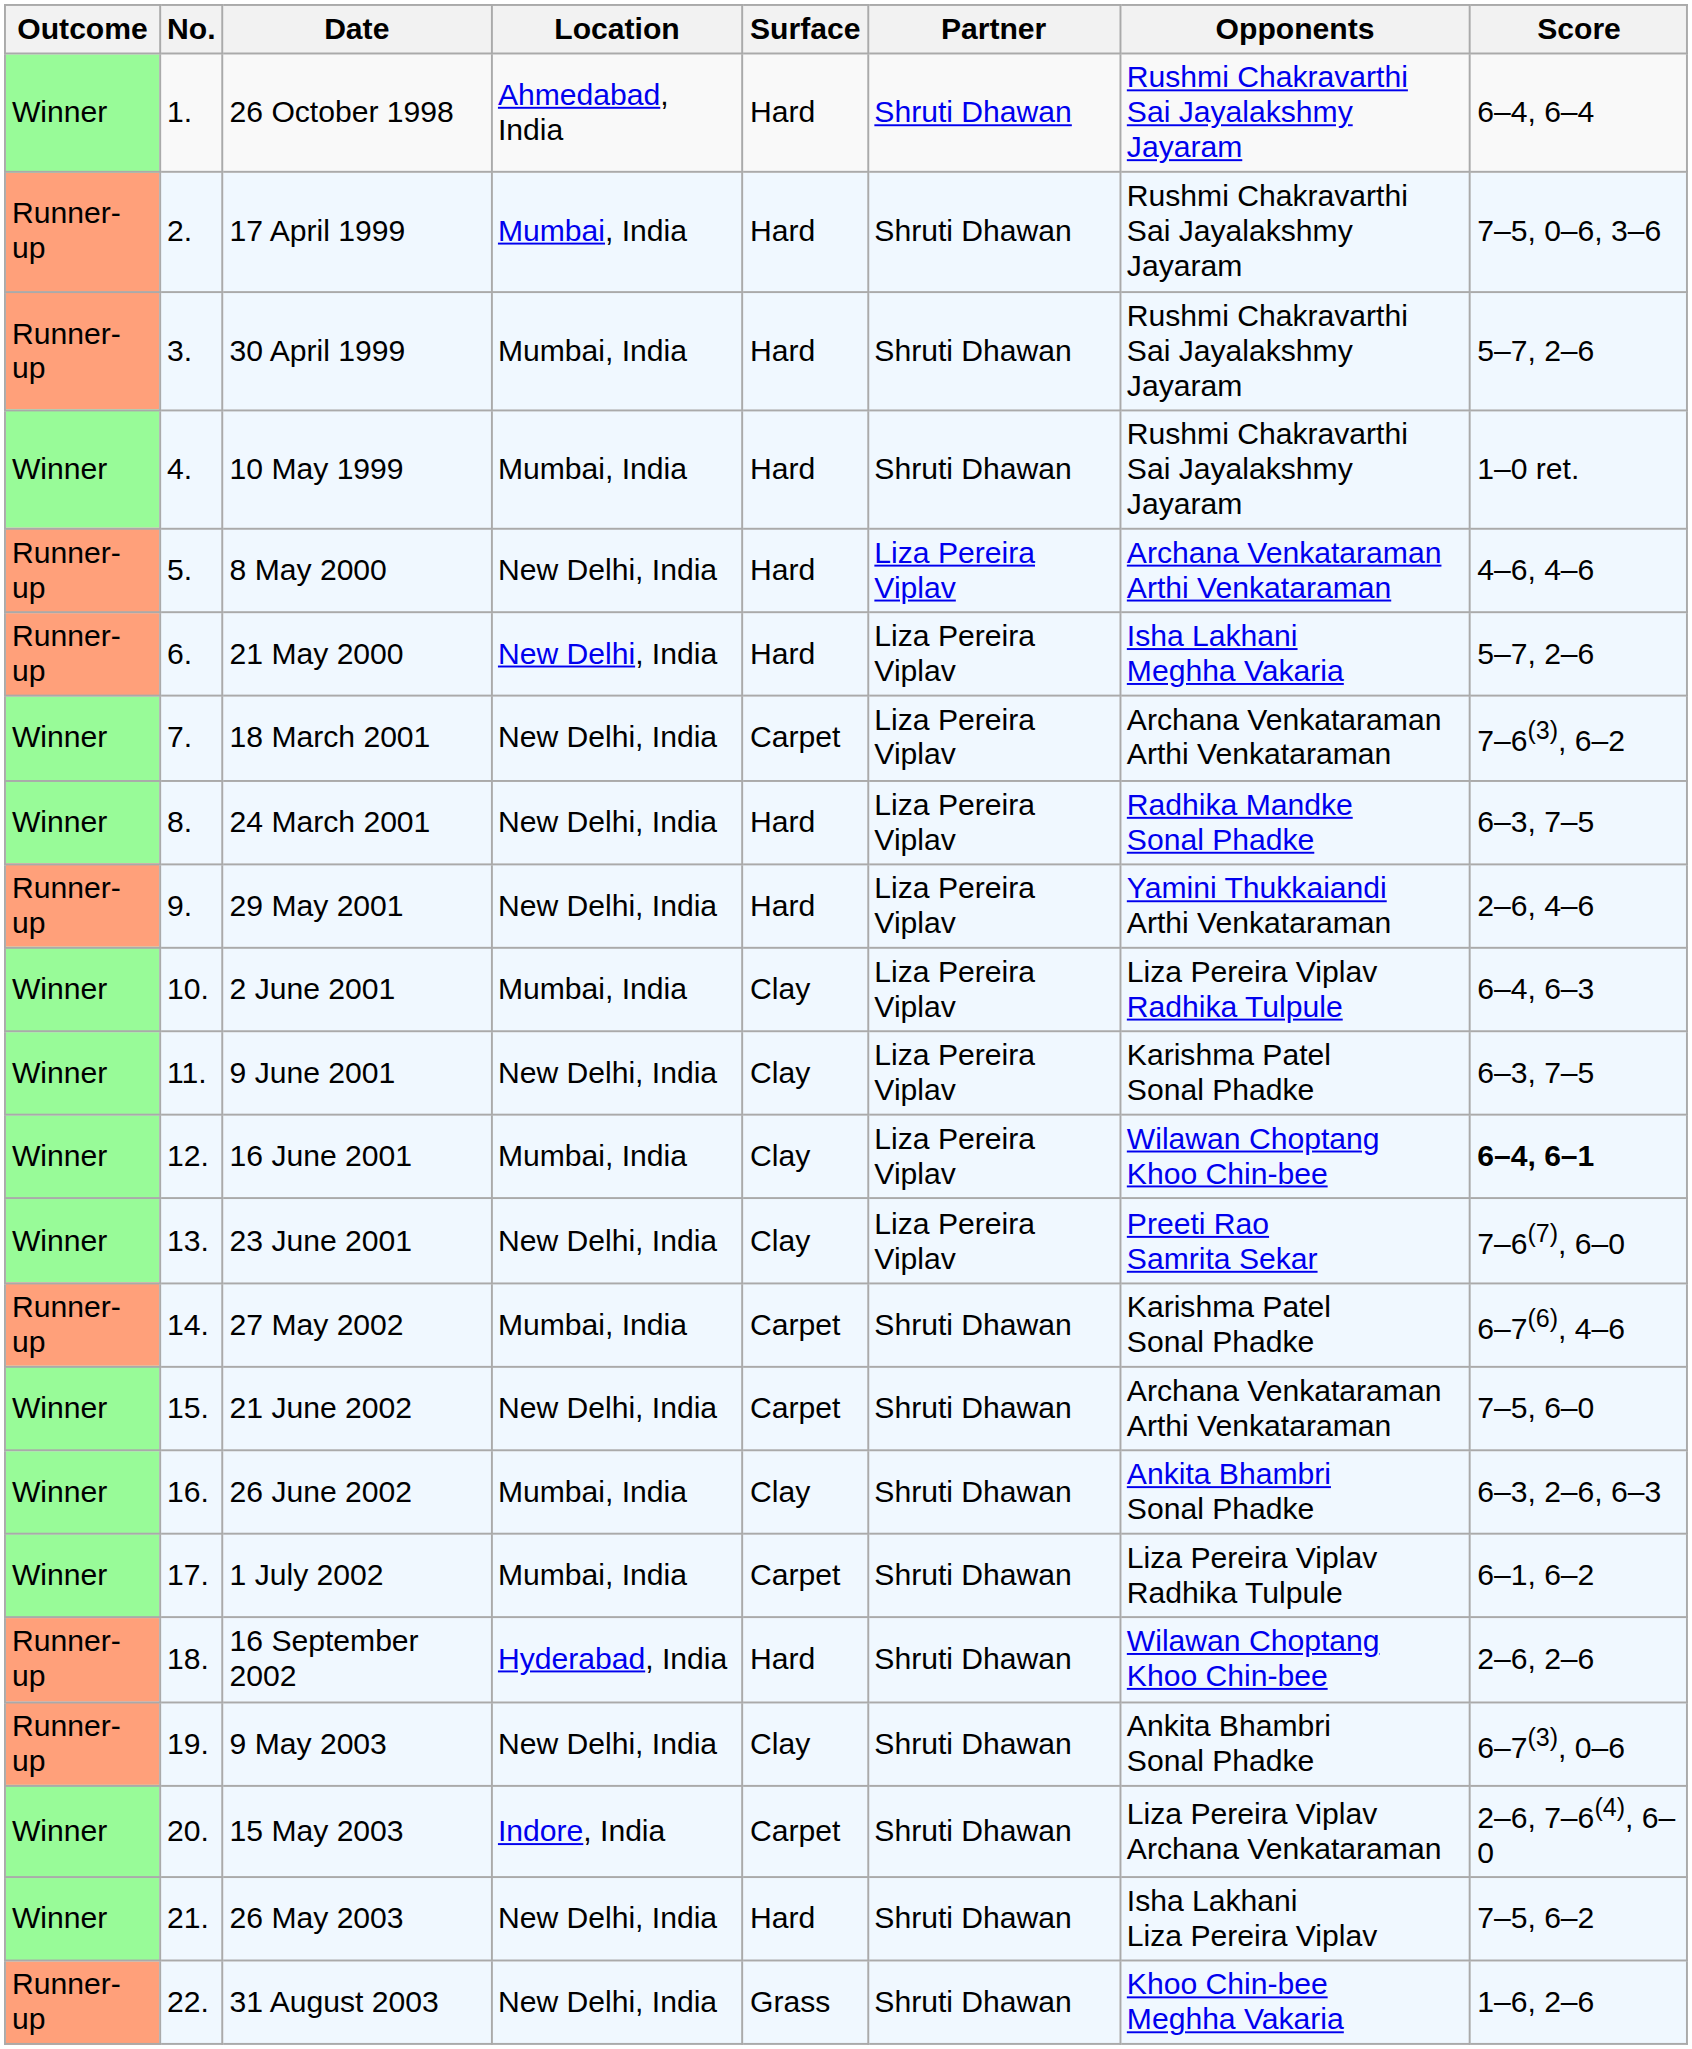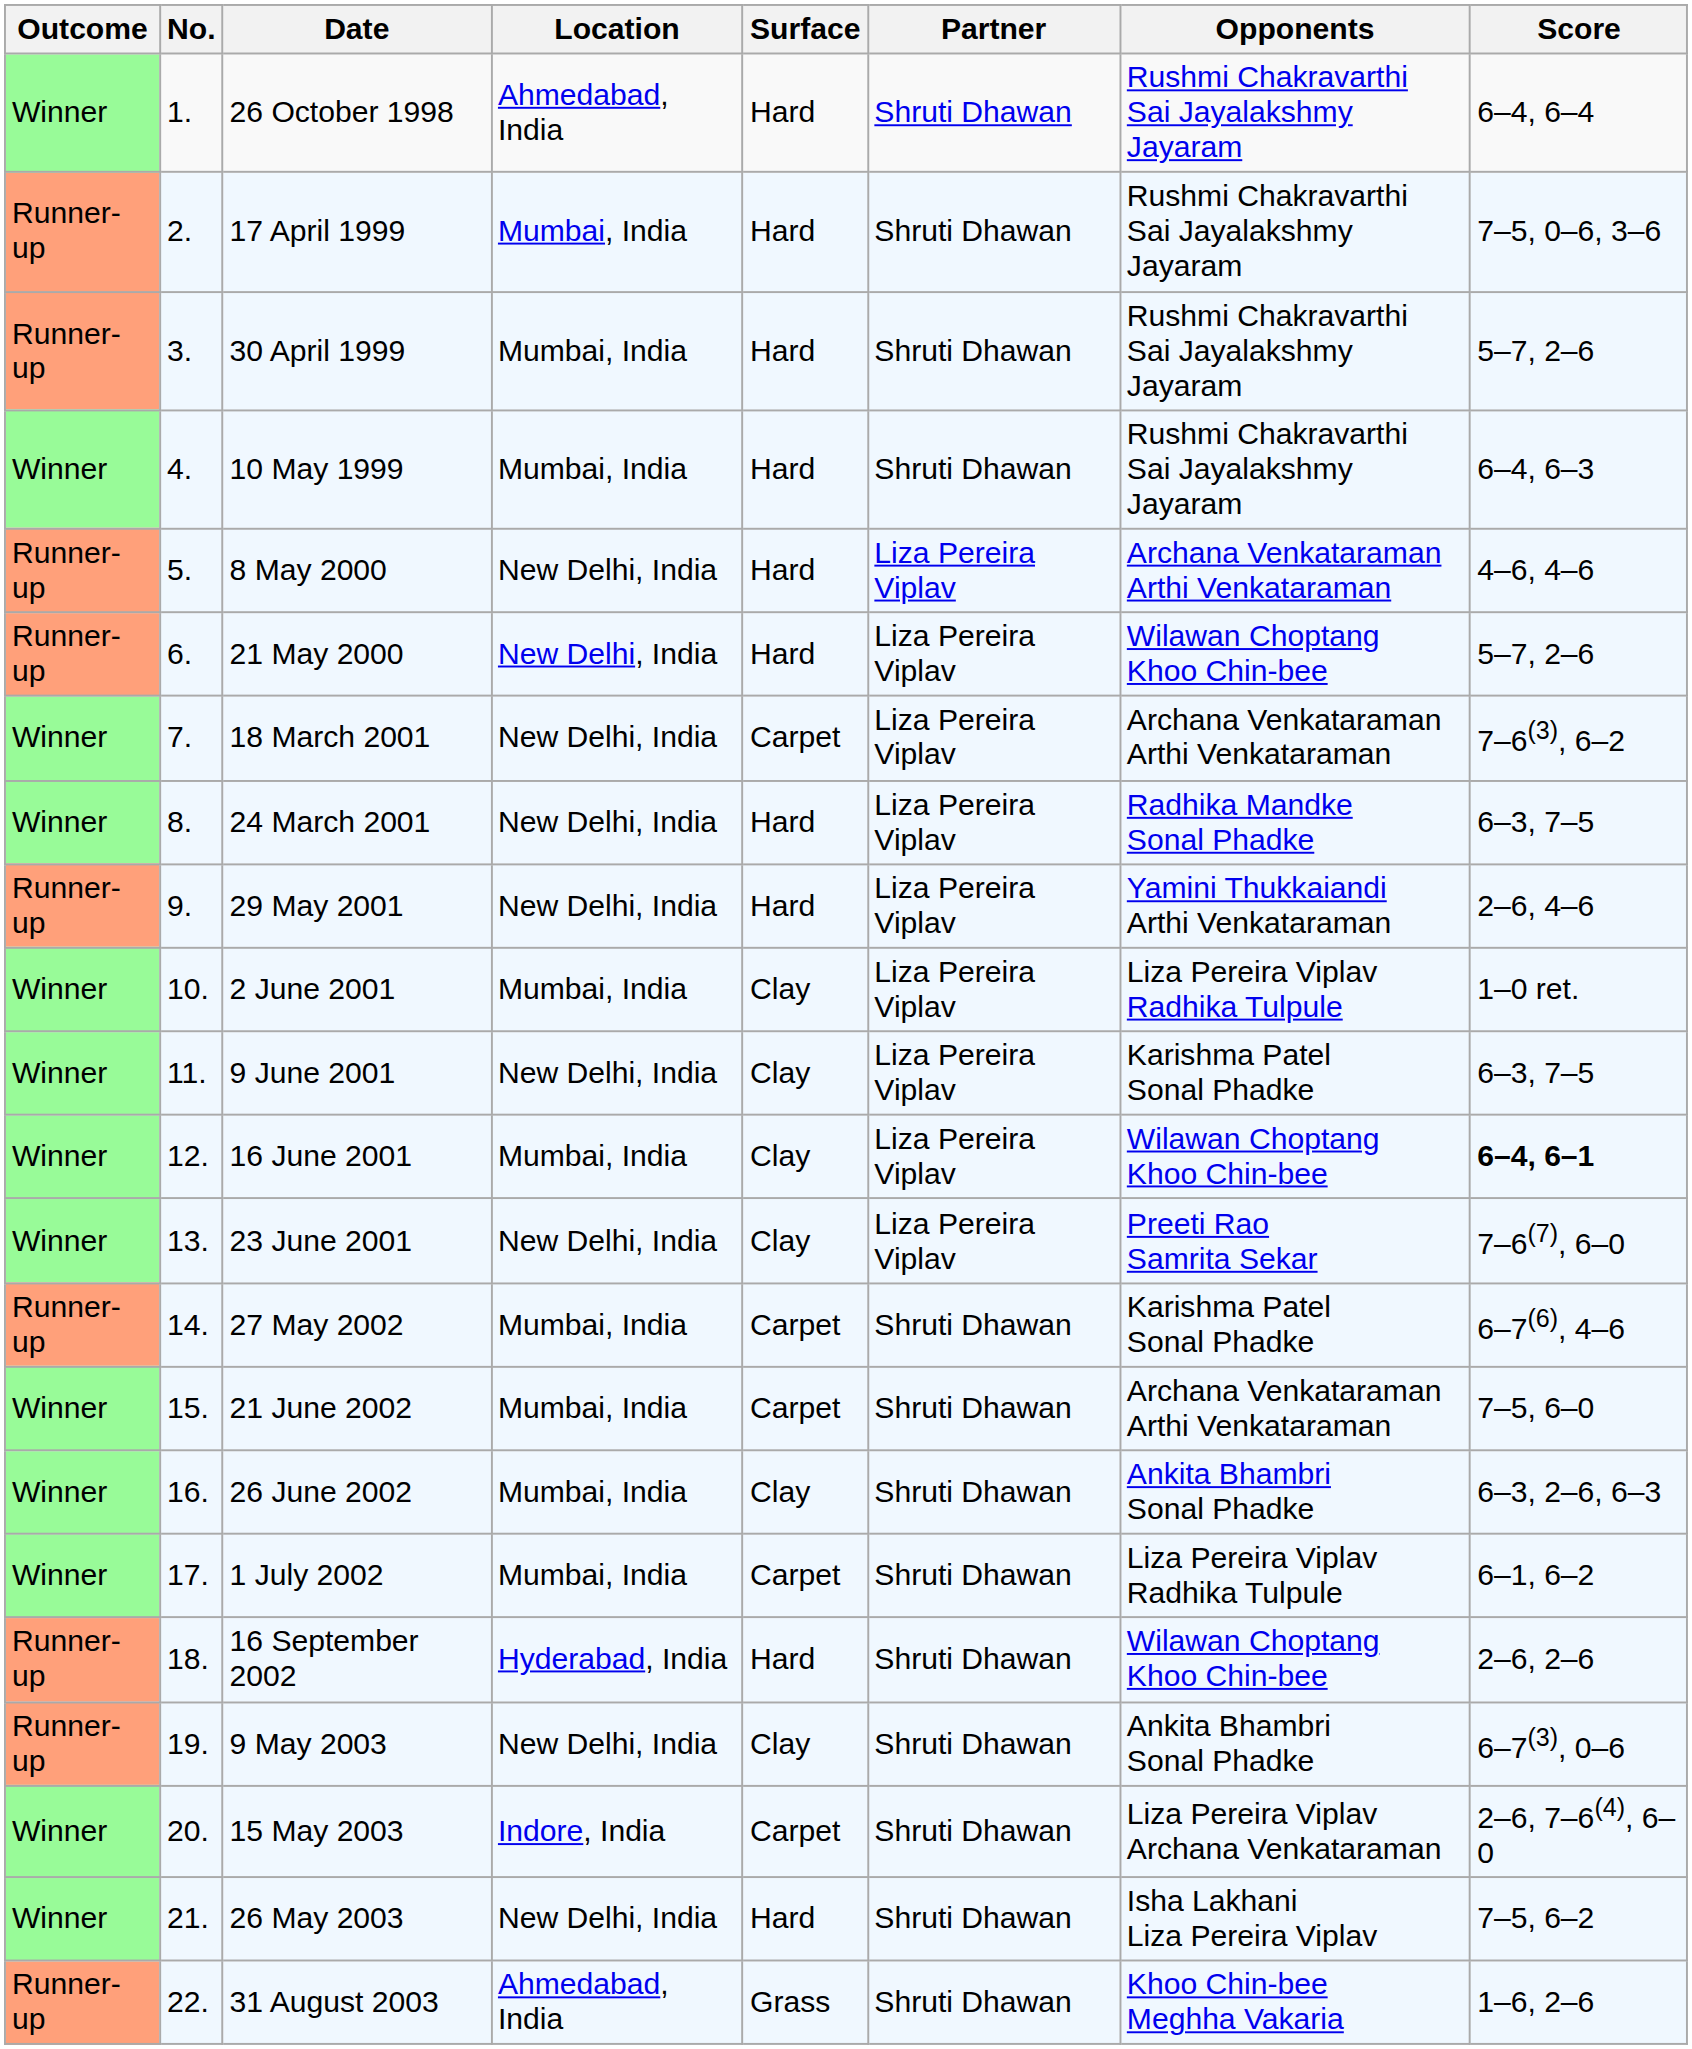(1528, 468) 1–0 ret. -> (1536, 468) 6–4, 6–3
(1235, 653) Isha Lakhani Meghha Vakaria -> (1253, 653) Wilawan Choptang Khoo Chin-bee
(1536, 988) 6–4, 6–3 -> (1528, 988) 1–0 ret.
(608, 1407) New Delhi, India -> (592, 1407) Mumbai, India
(608, 2002) New Delhi, India -> (583, 2002) Ahmedabad, India
